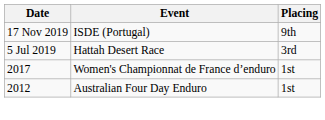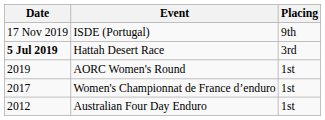(31, 50) normal -> (32, 50) bold
+ row: (129, 69)
